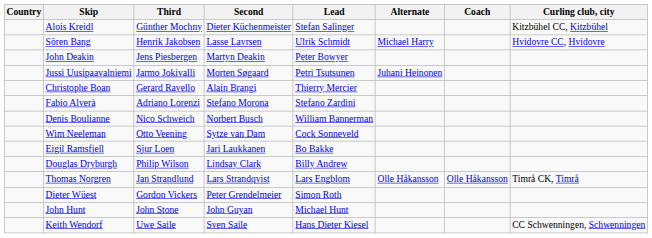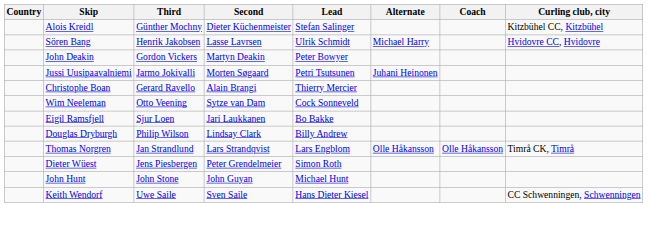(167, 57) Jens Piesbergen -> (167, 57) Gordon Vickers
- row: (71, 103)
- row: (78, 118)
(167, 194) Gordon Vickers -> (167, 164) Jens Piesbergen
